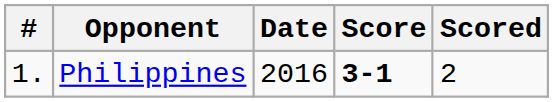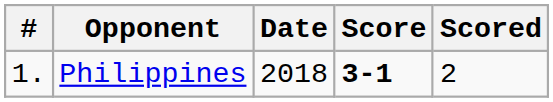(294, 74) 2016 -> (294, 74) 2018
